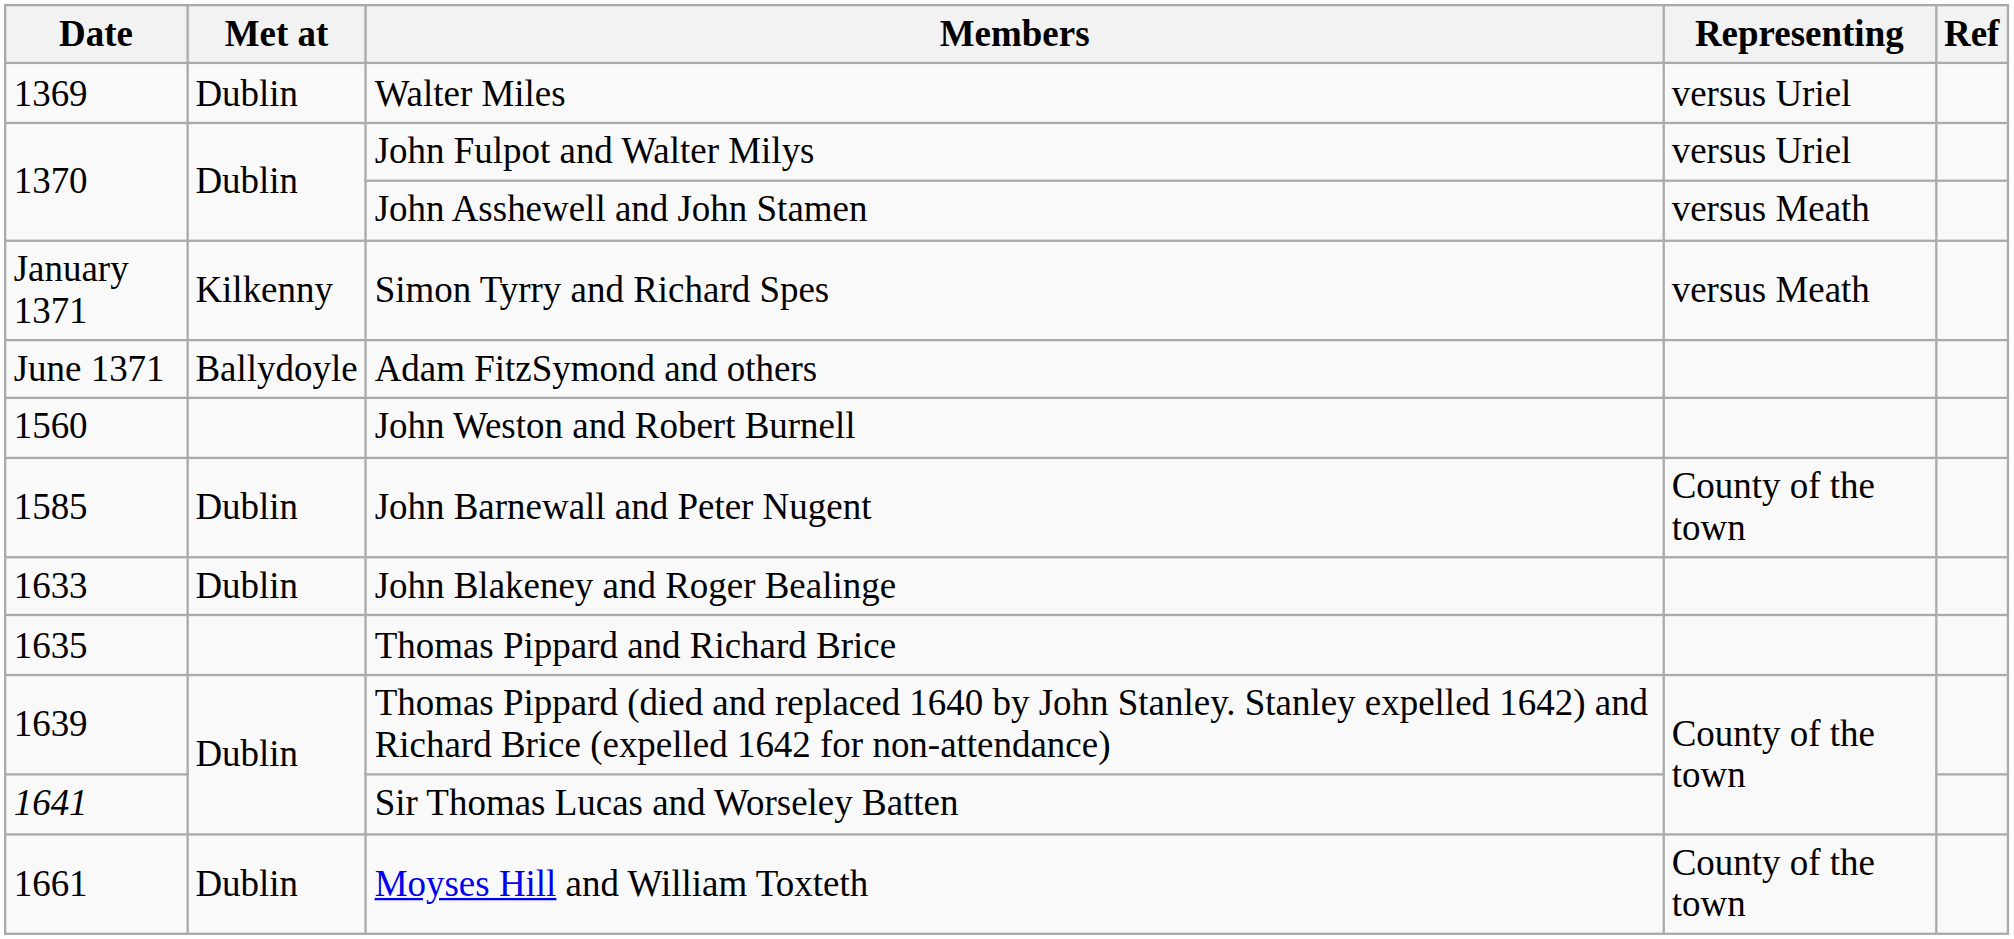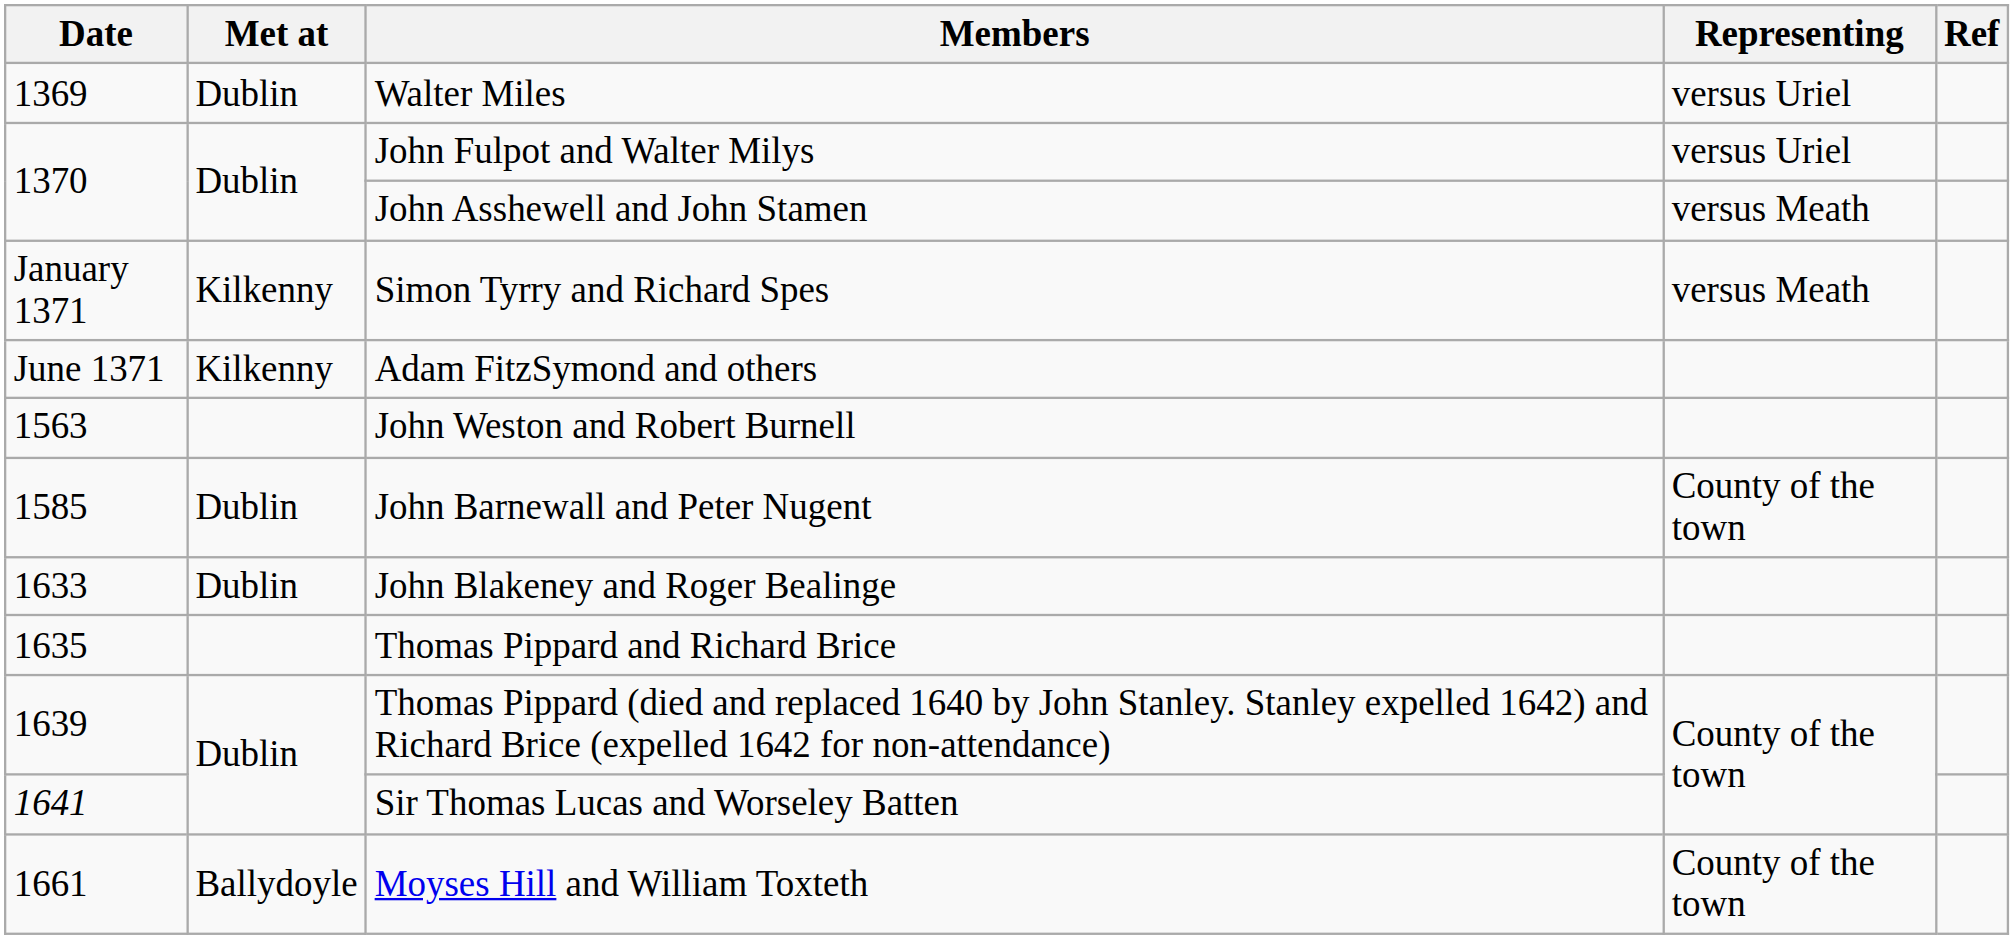(277, 368) Ballydoyle -> (264, 368) Kilkenny
(51, 427) 1560 -> (51, 427) 1563
(247, 882) Dublin -> (277, 882) Ballydoyle
